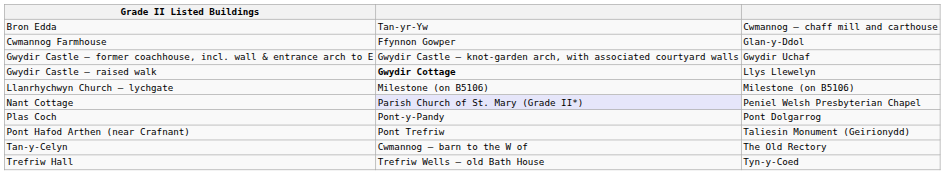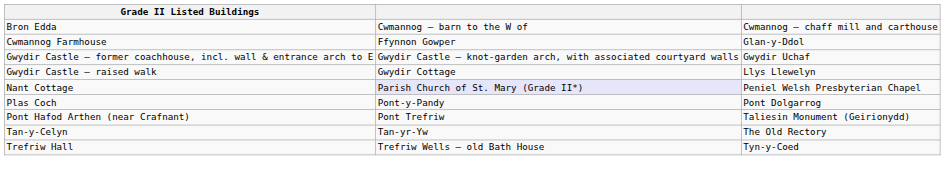(403, 27) Tan-yr-Yw -> (453, 27) Cwmannog – barn to the W of
(417, 72) bold -> (417, 72) normal
- row: (90, 87)
(453, 147) Cwmannog – barn to the W of -> (403, 132) Tan-yr-Yw
